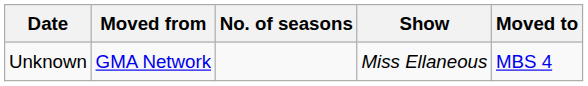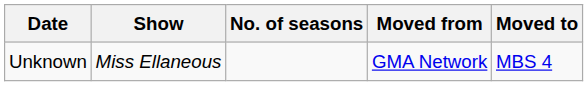columns swapped: (424, 24) <-> (153, 24)
